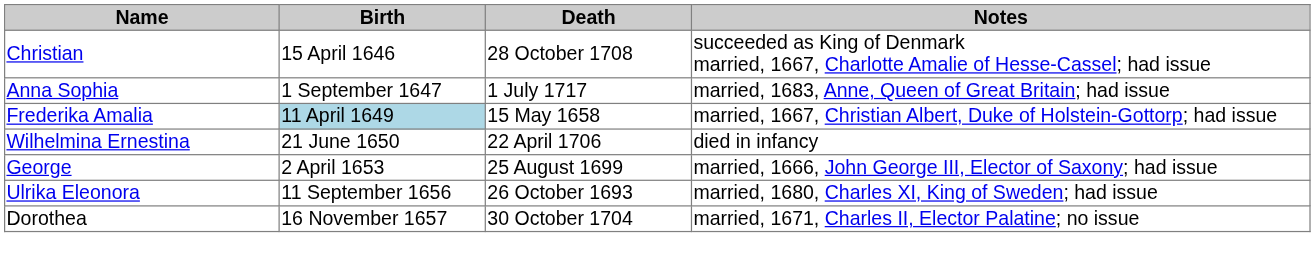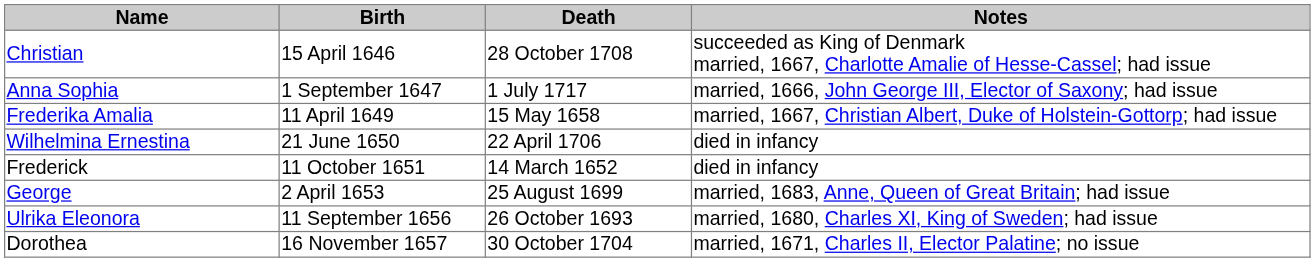(932, 90) married, 1683, Anne, Queen of Great Britain; had issue -> (955, 90) married, 1666, John George III, Elector of Saxony; had issue
(337, 116) lightblue background -> (337, 116) no background
+ row: (47, 167)
(955, 167) married, 1666, John George III, Elector of Saxony; had issue -> (932, 192) married, 1683, Anne, Queen of Great Britain; had issue
